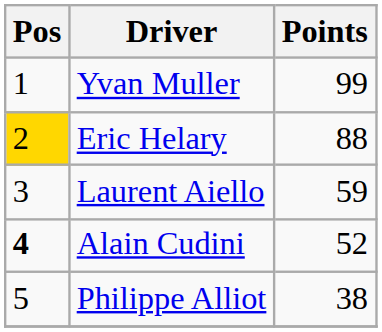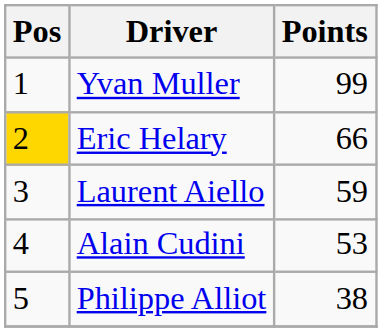(352, 137) 88 -> (352, 137) 66
(21, 244) bold -> (21, 244) normal
(352, 244) 52 -> (352, 244) 53
